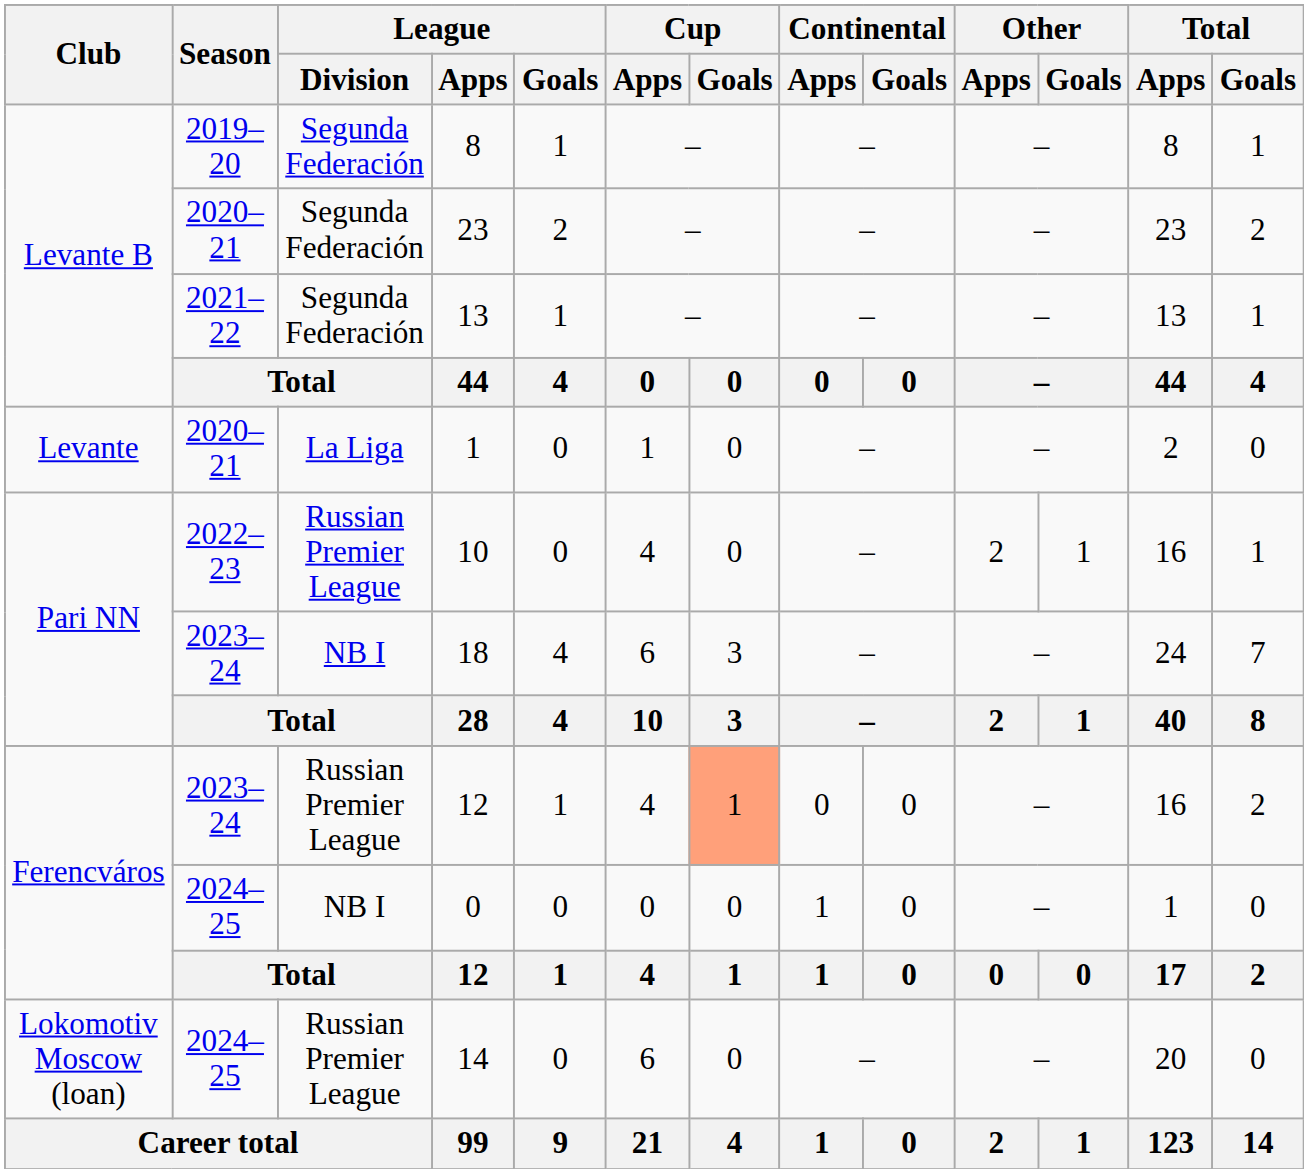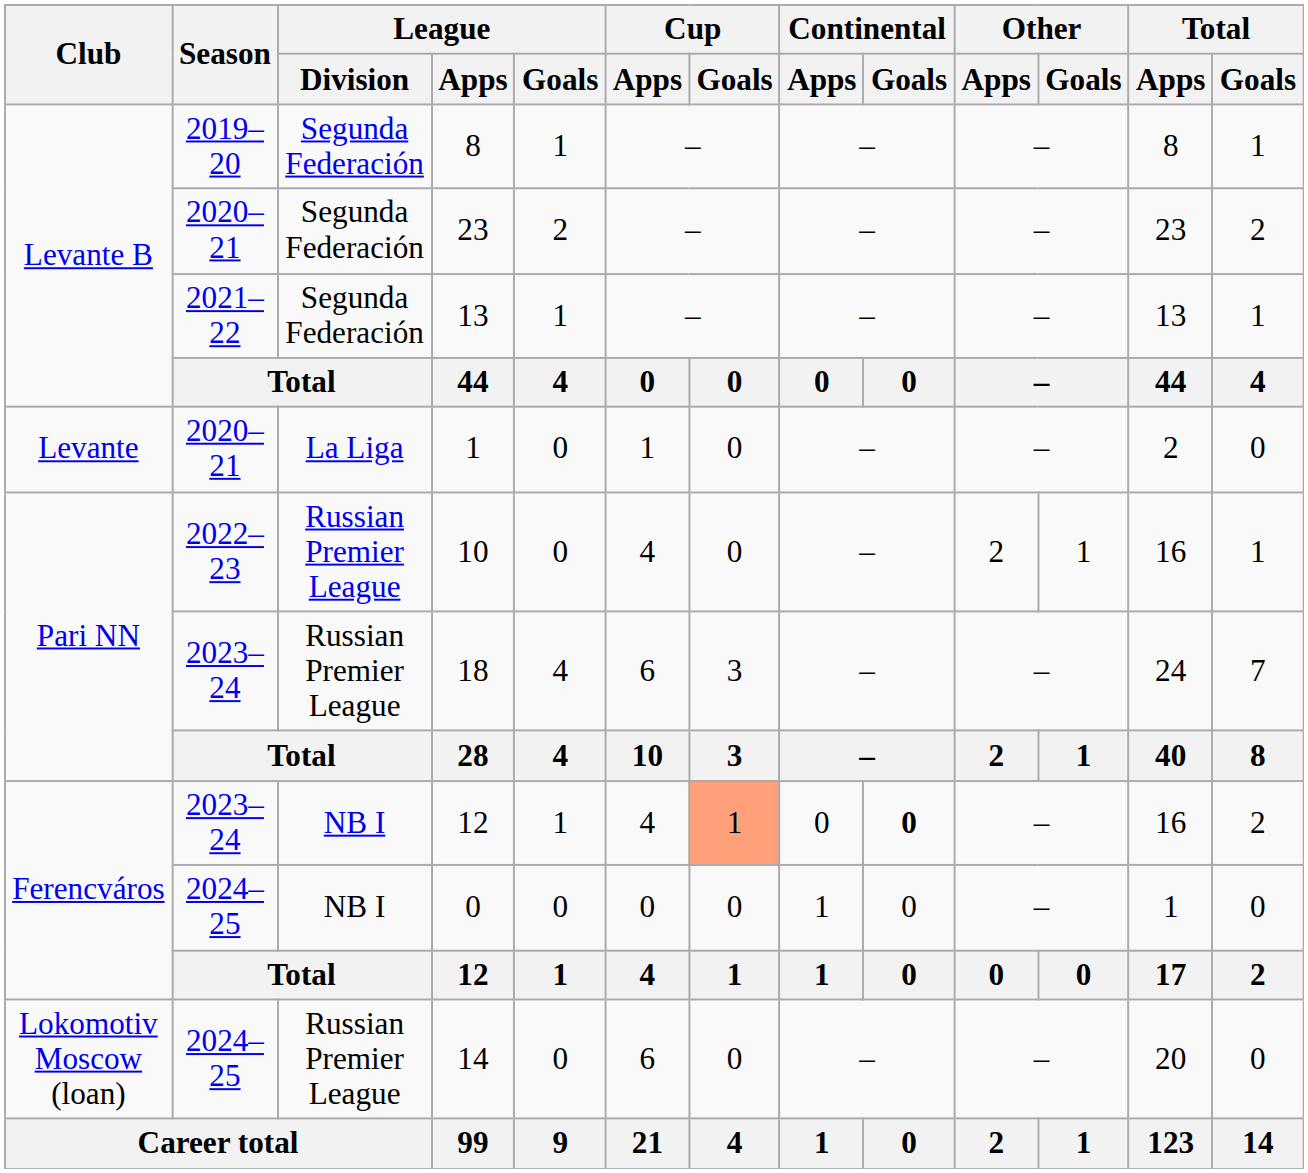(355, 653) NB I -> (355, 670) Russian Premier League
(355, 804) Russian Premier League -> (355, 822) NB I
(909, 804) normal -> (909, 822) bold
